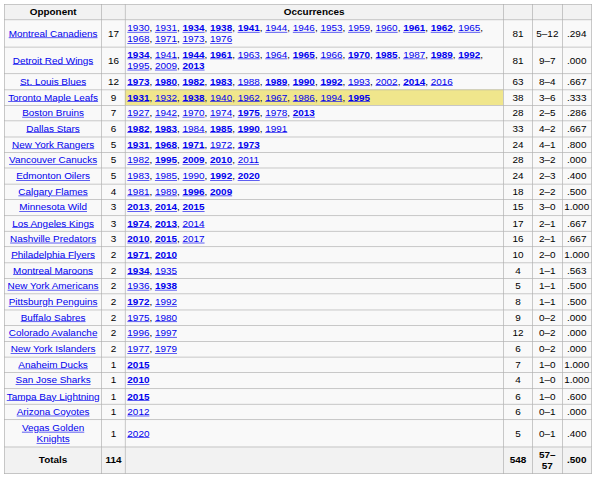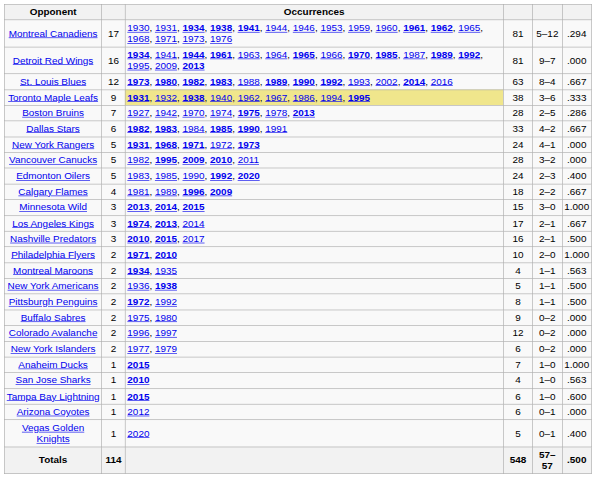(577, 144) .800 -> (577, 144) .000
(577, 192) .500 -> (577, 192) .667
(577, 239) .667 -> (577, 239) .500
(577, 380) 1.000 -> (577, 380) .563
